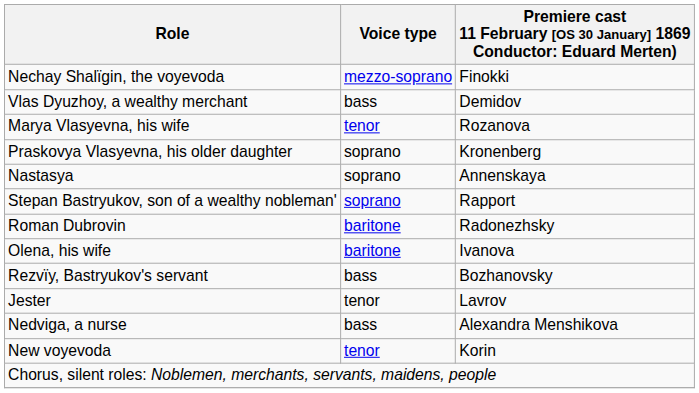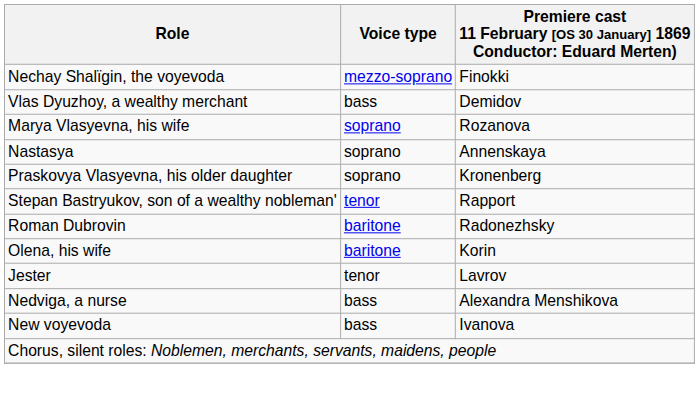(362, 126) tenor -> (372, 126) soprano
rows swapped: (150, 151) <-> (41, 176)
(372, 201) soprano -> (362, 201) tenor
(487, 251) Ivanova -> (478, 251) Korin
- row: (108, 276)
(362, 350) tenor -> (361, 325) bass
(478, 350) Korin -> (487, 325) Ivanova
